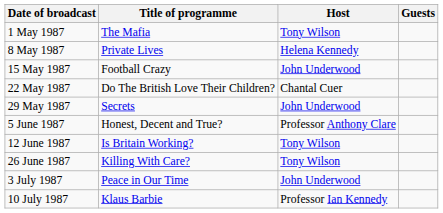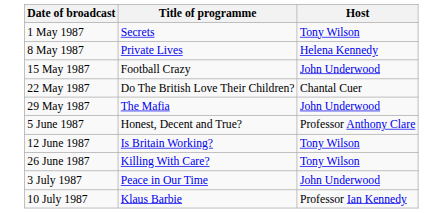- column: (418, 13)
(126, 32) The Mafia -> (138, 32) Secrets
(118, 106) Secrets -> (145, 106) The Mafia
